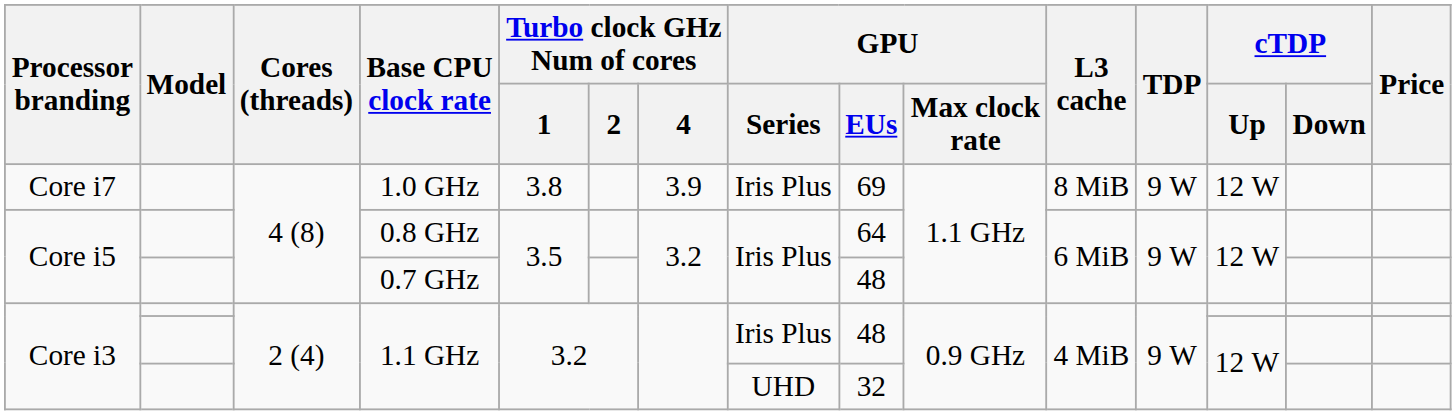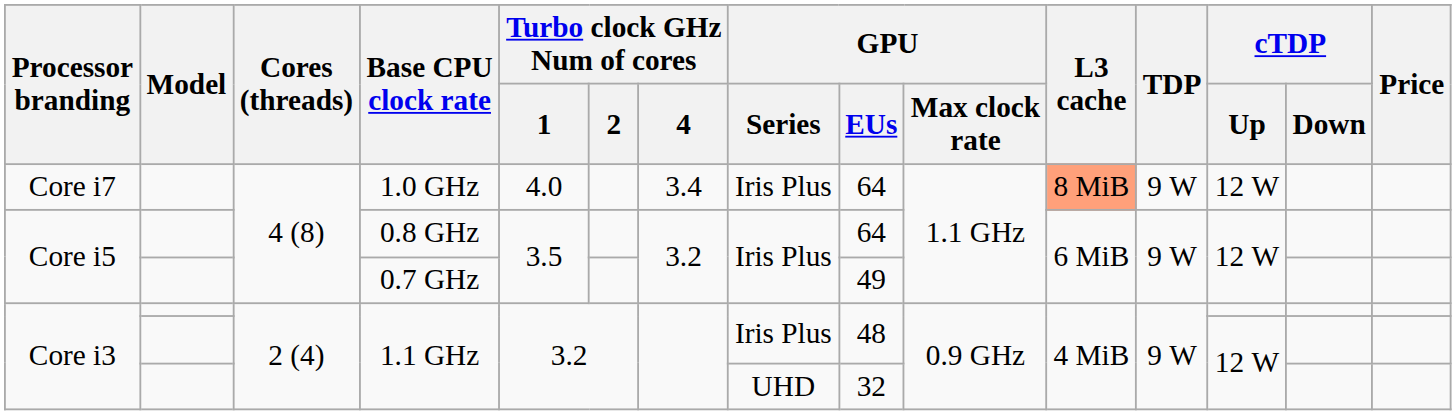(544, 186) 3.8 -> (544, 186) 4.0
(684, 186) 3.9 -> (684, 186) 3.4
(871, 186) 69 -> (871, 186) 64
(1091, 186) no background -> (1091, 186) lightsalmon background
(871, 279) 48 -> (871, 279) 49
